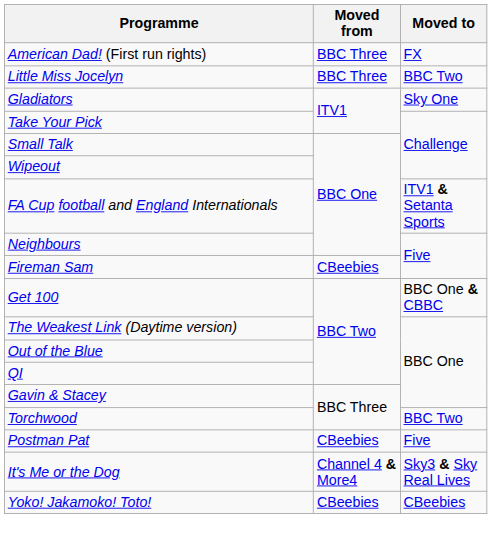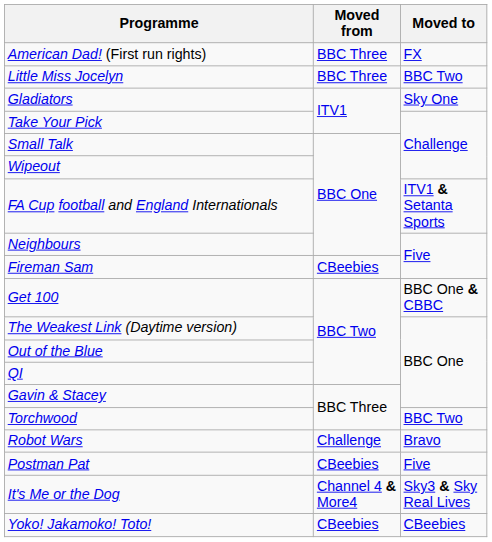+ row: (45, 441)
